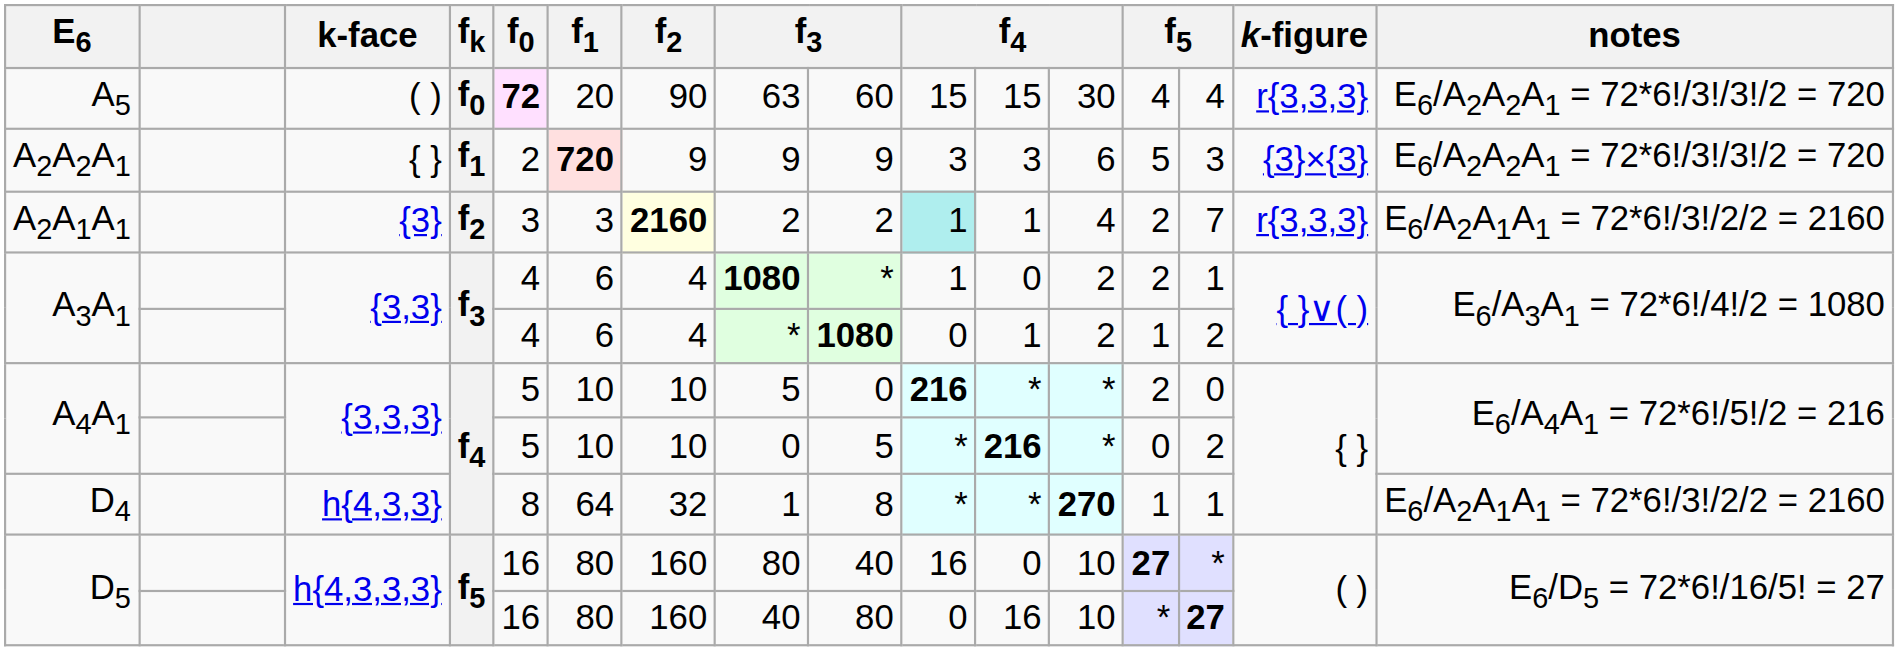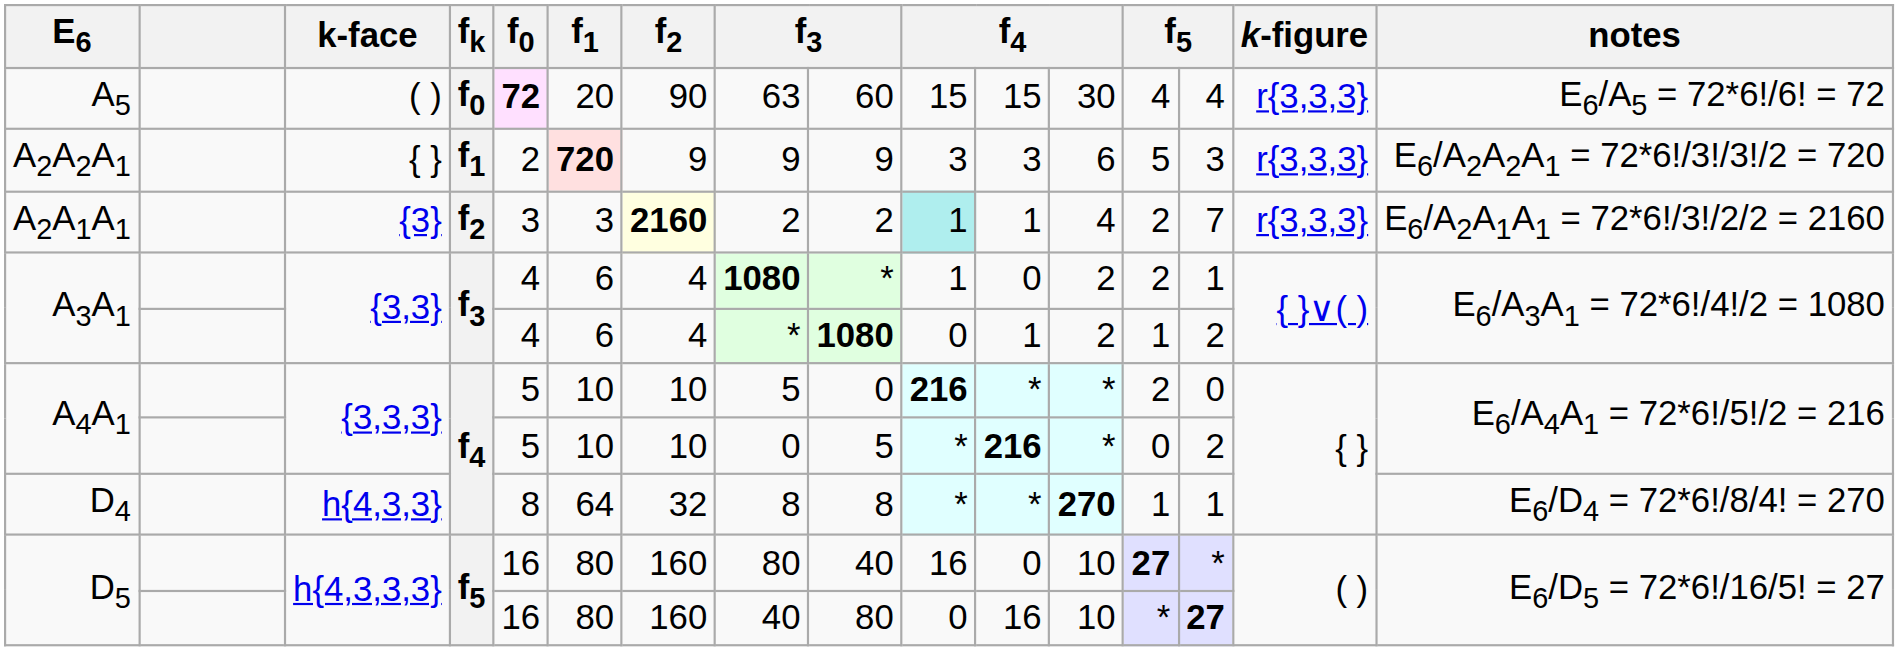(1639, 98) E6/A2A2A1 = 72*6!/3!/3!/2 = 720 -> (1722, 98) E6/A5 = 72*6!/6! = 72
(1316, 159) {3}×{3} -> (1312, 159) r{3,3,3}
(791, 503) 1 -> (791, 503) 8
(1635, 504) E6/A2A1A1 = 72*6!/3!/2/2 = 2160 -> (1697, 504) E6/D4 = 72*6!/8/4! = 270
